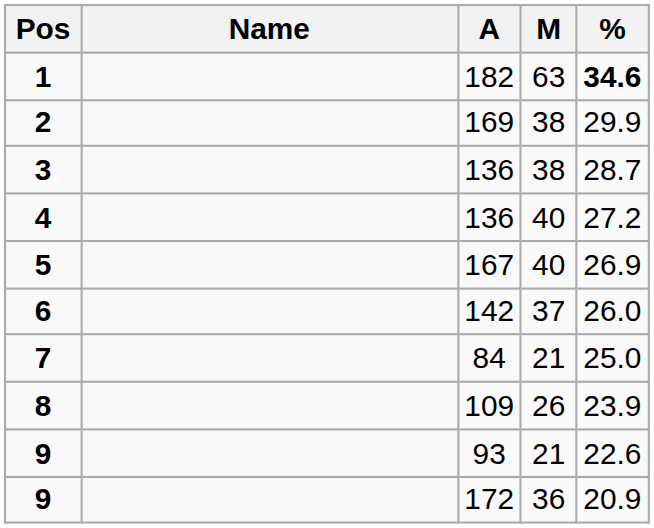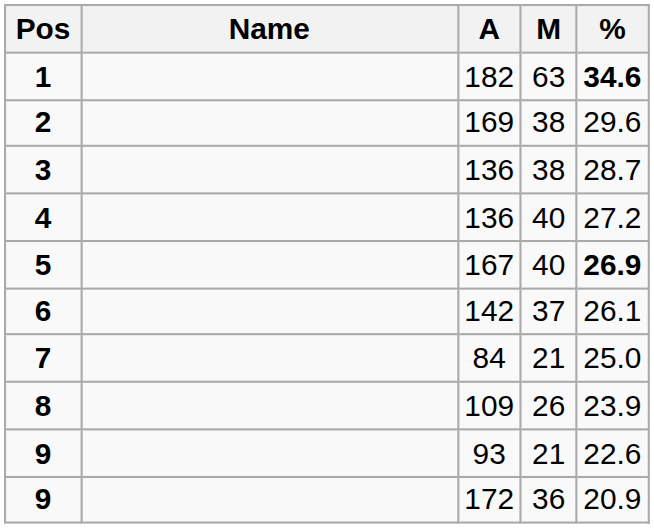(612, 123) 29.9 -> (612, 123) 29.6
(612, 264) normal -> (612, 264) bold
(612, 312) 26.0 -> (612, 312) 26.1
